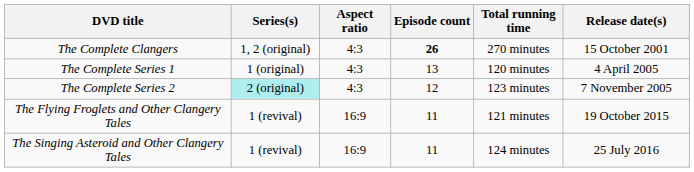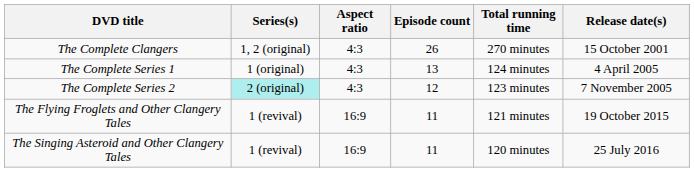(432, 48) bold -> (432, 48) normal
(518, 68) 120 minutes -> (518, 68) 124 minutes
(518, 150) 124 minutes -> (518, 150) 120 minutes
